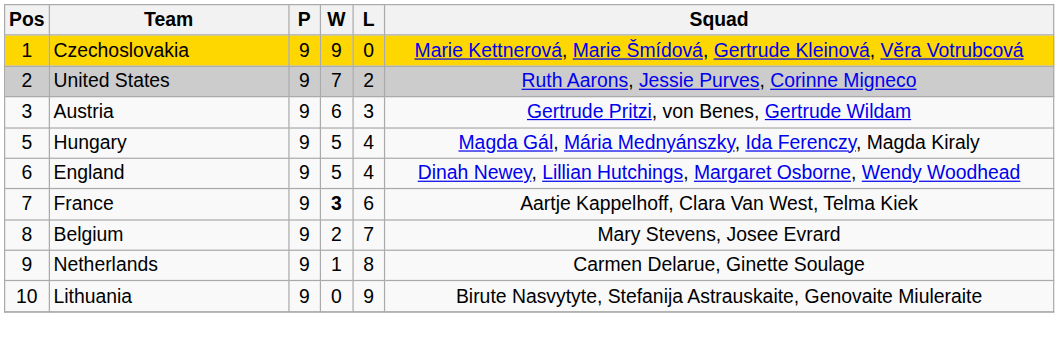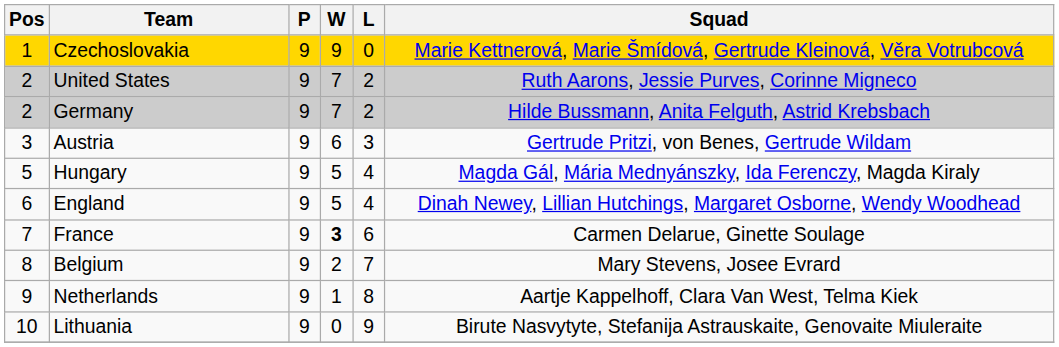+ row: (93, 111)
(719, 204) Aartje Kappelhoff, Clara Van West, Telma Kiek -> (719, 234) Carmen Delarue, Ginette Soulage
(719, 265) Carmen Delarue, Ginette Soulage -> (719, 296) Aartje Kappelhoff, Clara Van West, Telma Kiek
